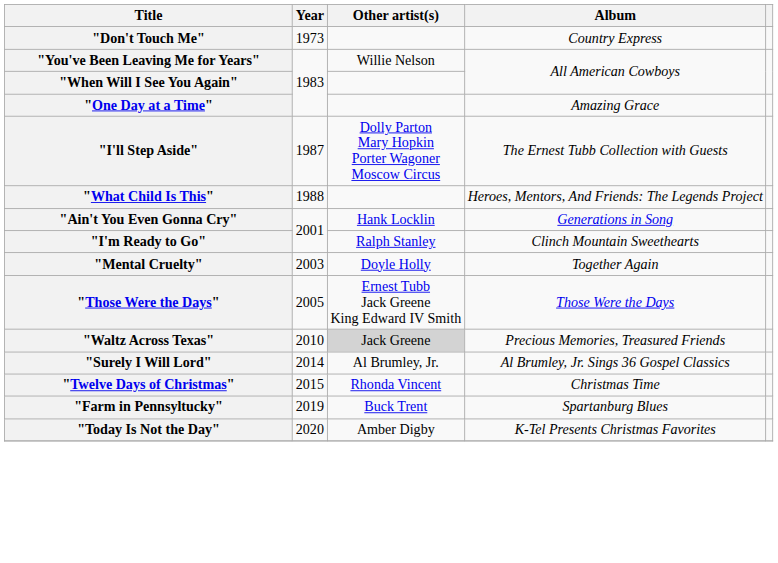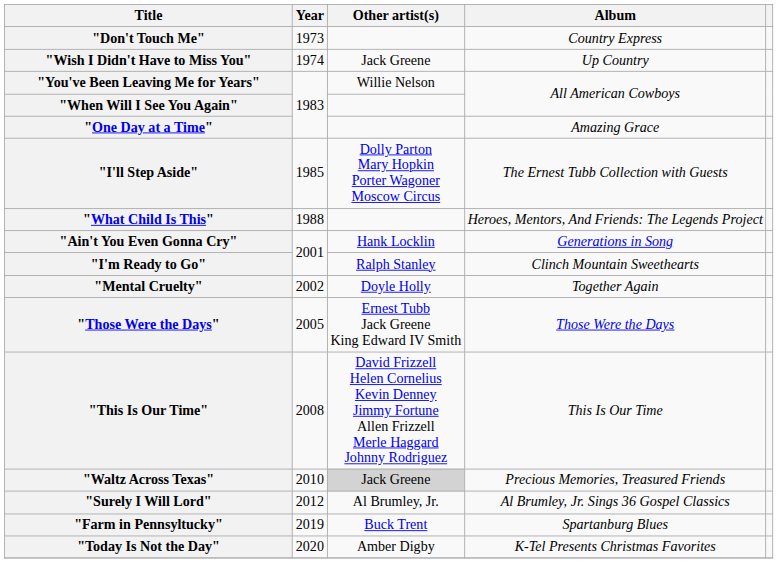+ row: (148, 60)
(310, 151) 1987 -> (310, 173) 1985
(310, 264) 2003 -> (310, 286) 2002
+ row: (148, 410)
(310, 362) 2014 -> (310, 502) 2012
- row: (148, 385)
